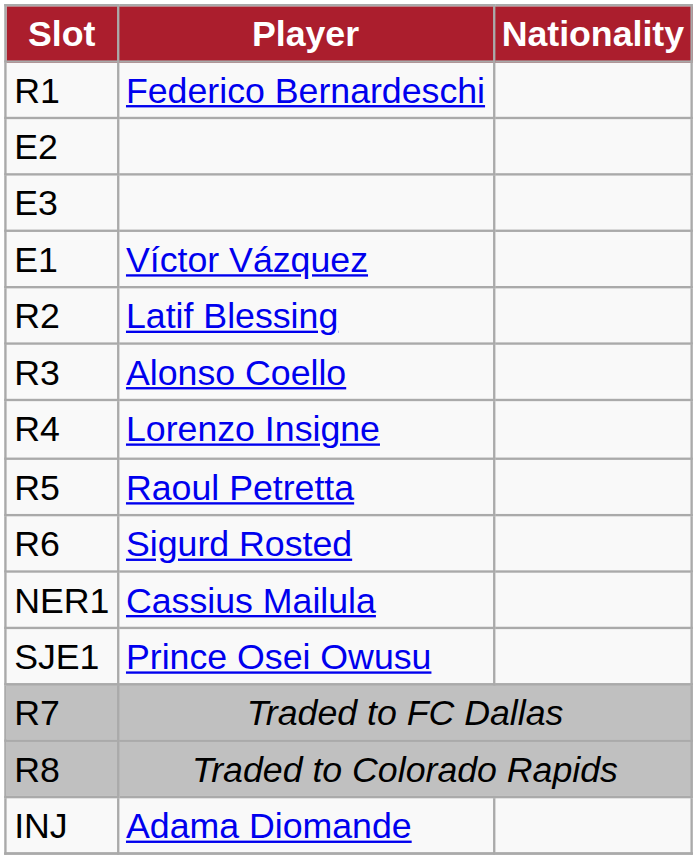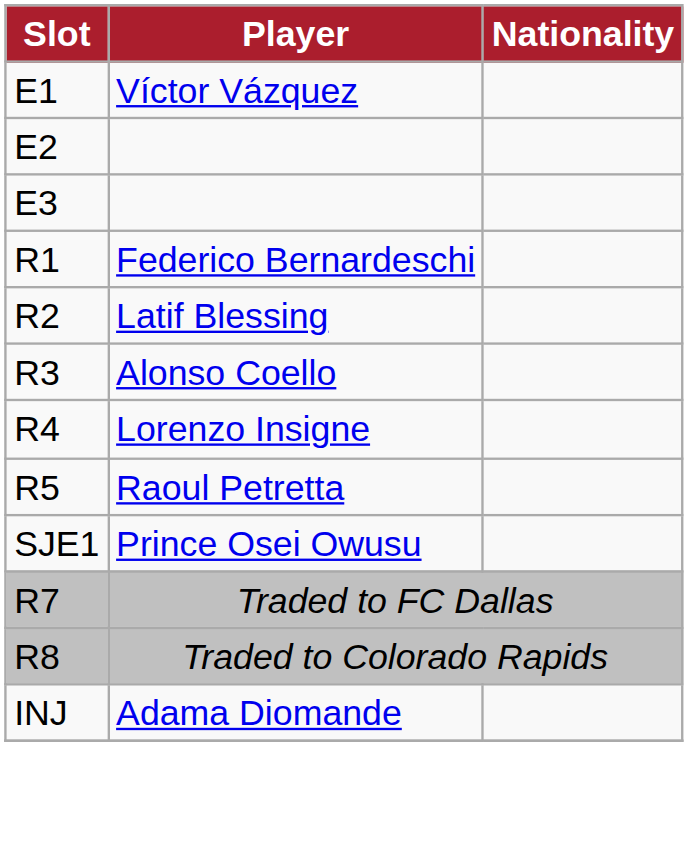rows swapped: (36, 260) <-> (37, 90)
- row: (37, 543)
- row: (62, 599)
